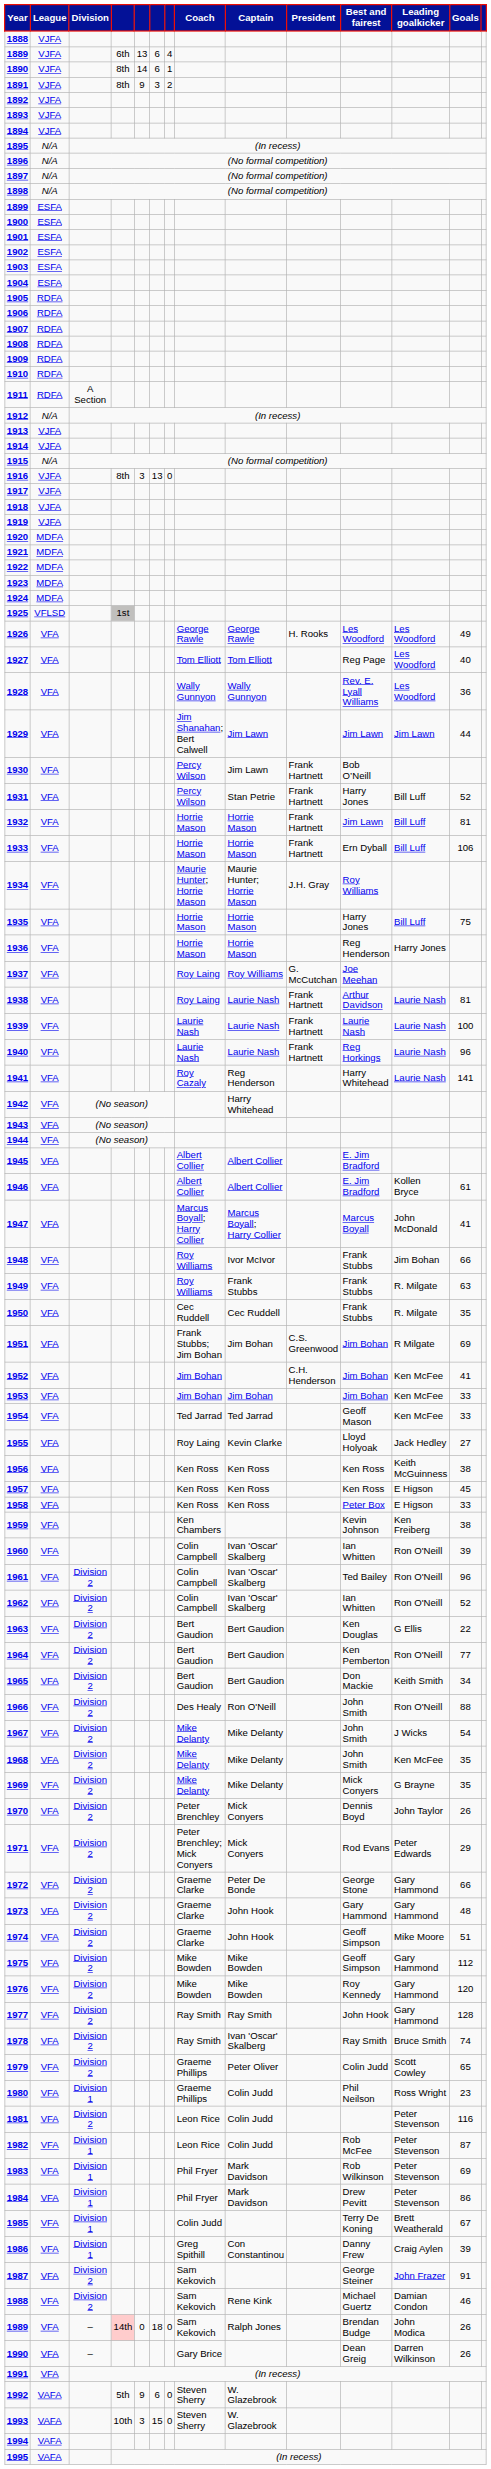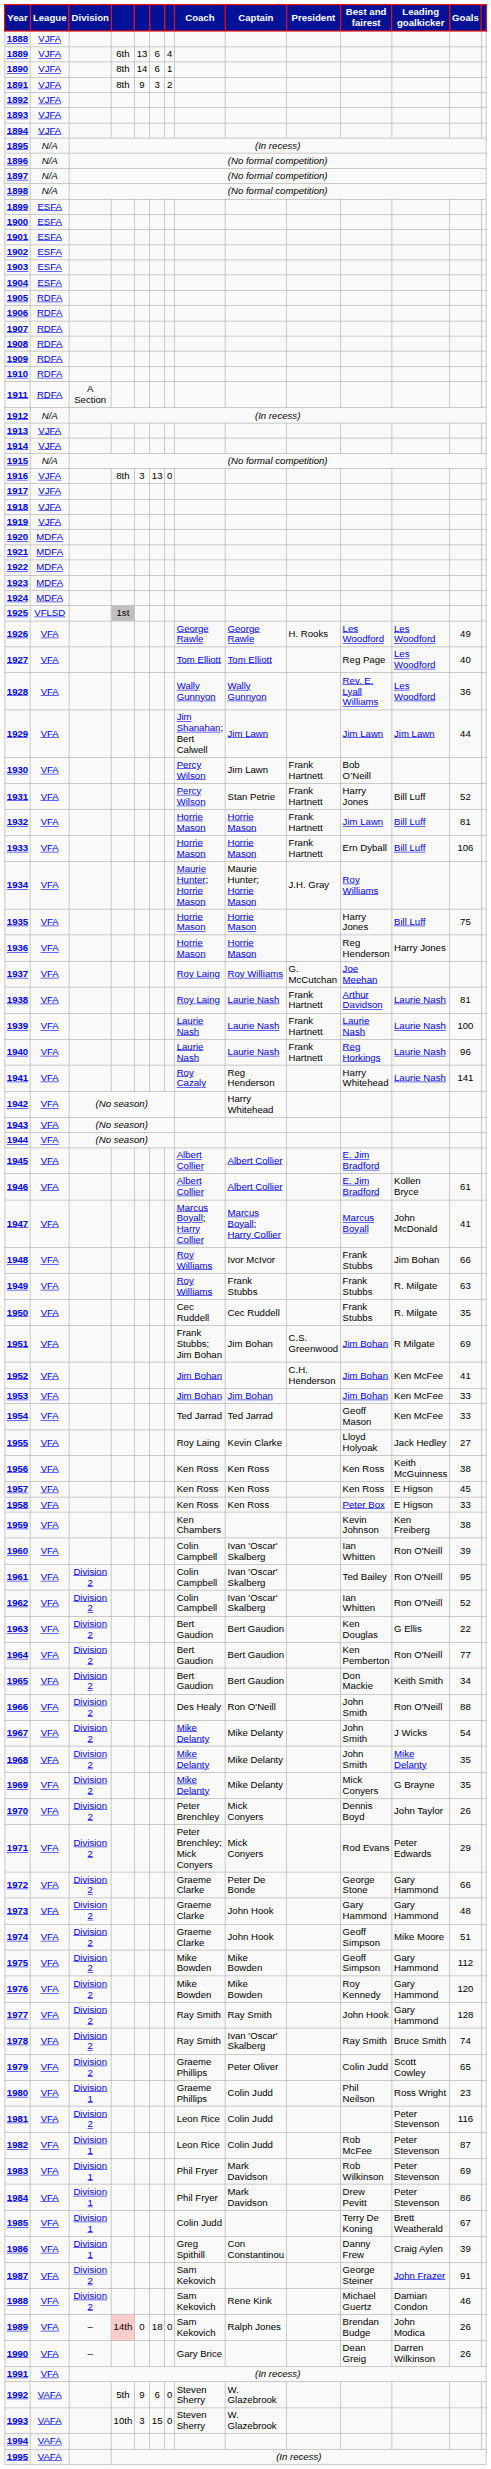(465, 1577) 96 -> (465, 1577) 95
(419, 1759) Ken McFee -> (410, 1759) Mike Delanty
